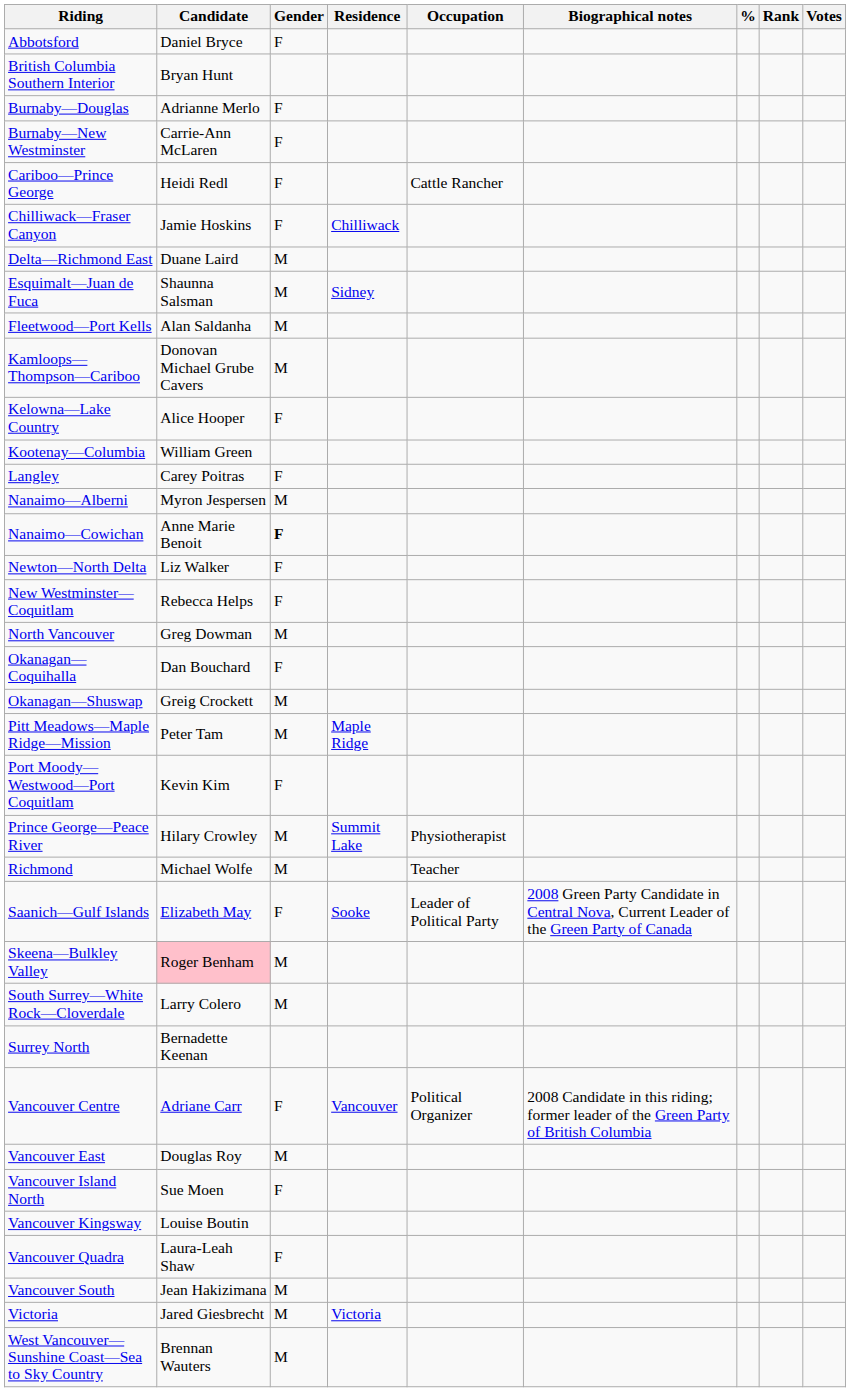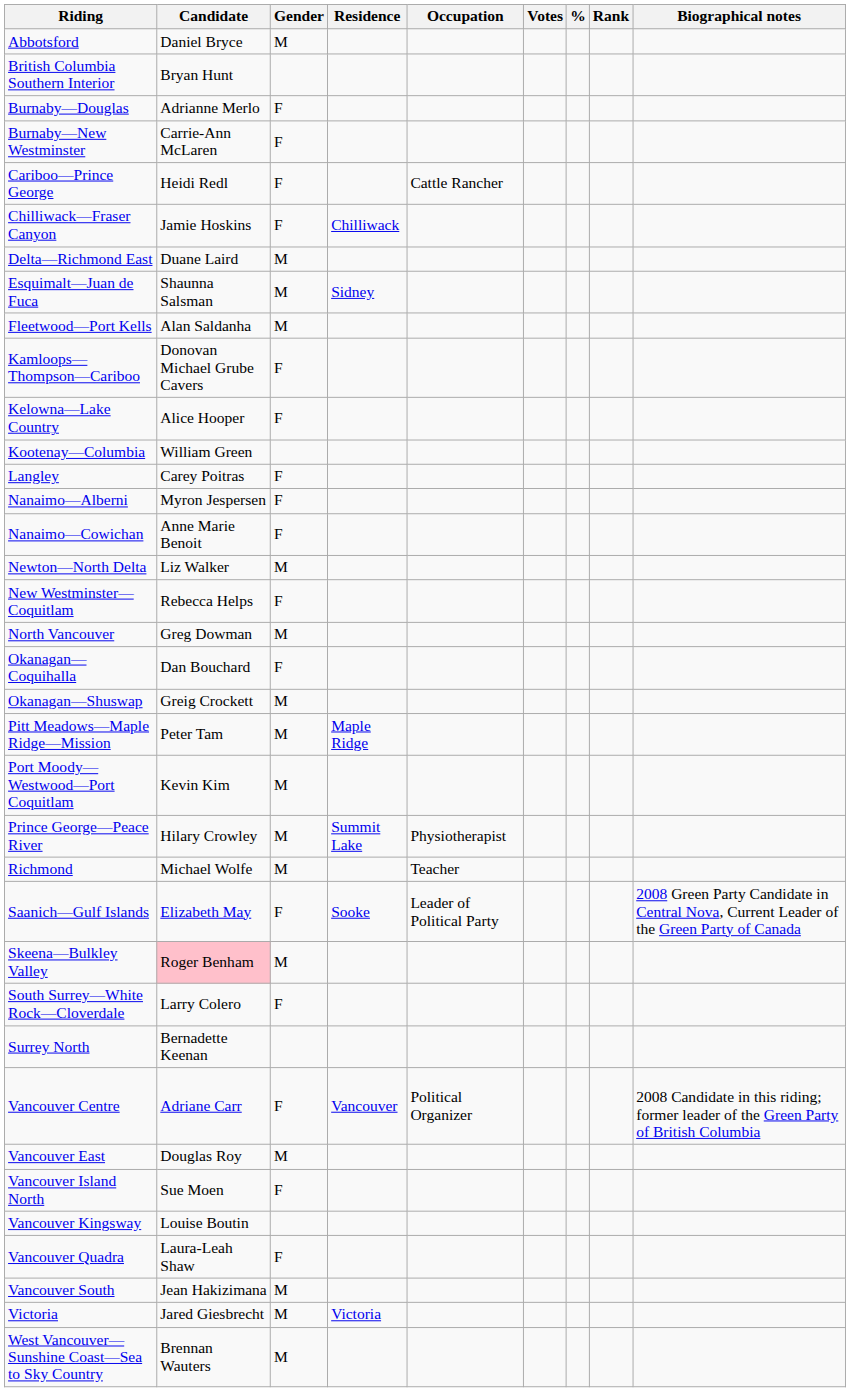columns swapped: (824, 16) <-> (630, 16)
(278, 41) F -> (281, 41) M
(281, 367) M -> (278, 367) F
(281, 501) M -> (278, 501) F
(279, 534) bold -> (278, 534) normal
(278, 567) F -> (281, 567) M
(278, 785) F -> (281, 785) M
(281, 1004) M -> (278, 1004) F
